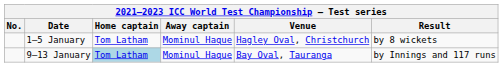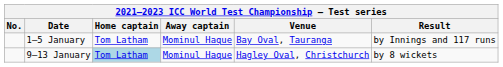(303, 40) Hagley Oval, Christchurch -> (284, 40) Bay Oval, Tauranga
(405, 40) by 8 wickets -> (435, 40) by Innings and 117 runs
(284, 55) Bay Oval, Tauranga -> (303, 55) Hagley Oval, Christchurch
(435, 55) by Innings and 117 runs -> (405, 55) by 8 wickets
